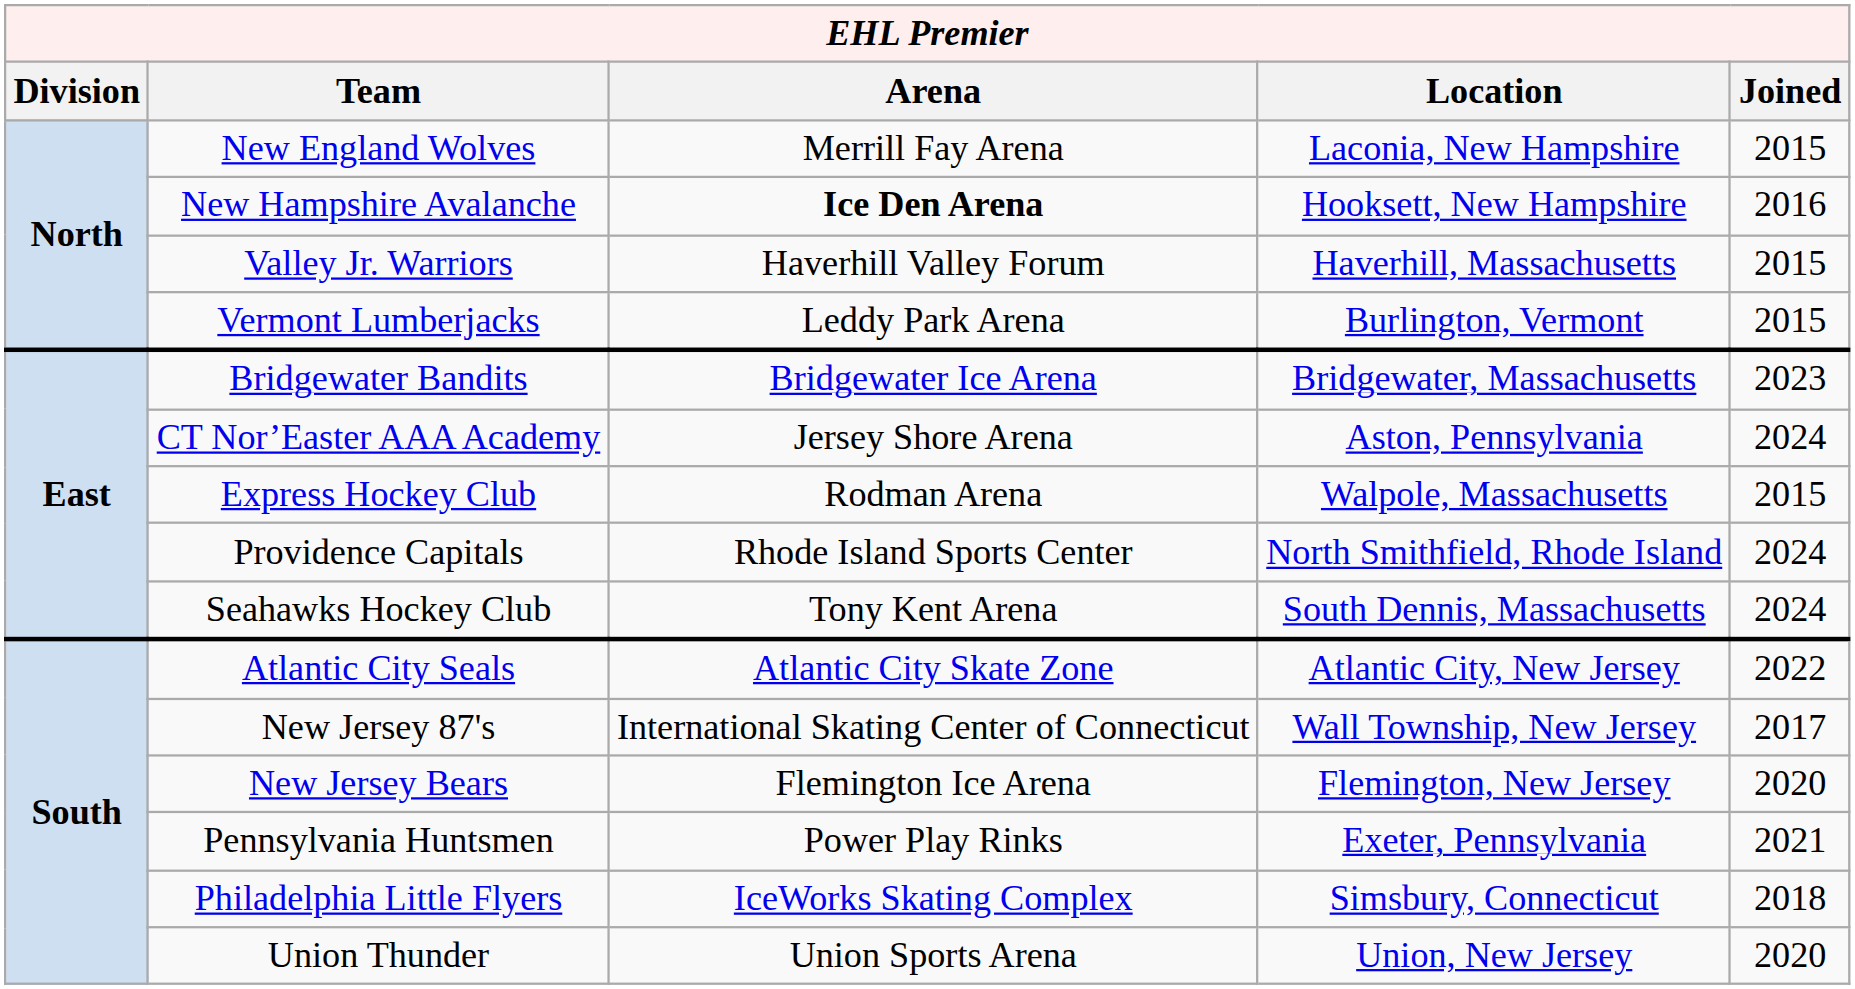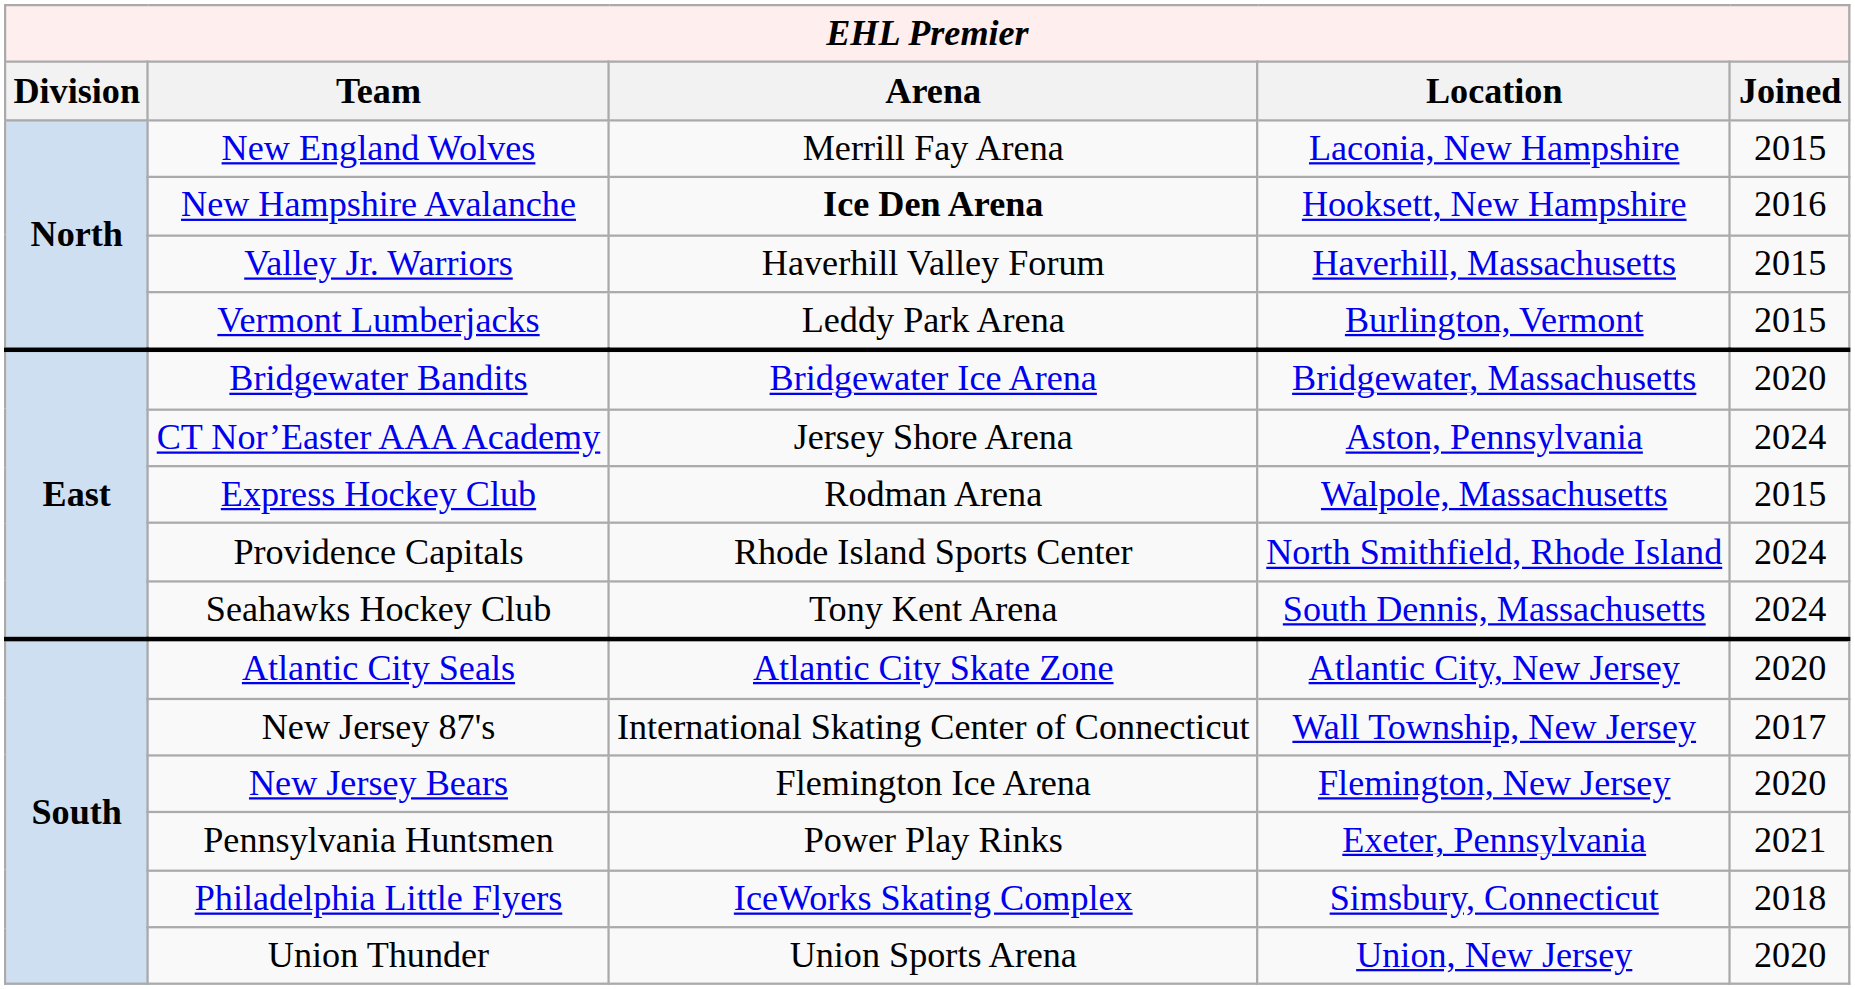(1790, 379) 2023 -> (1790, 379) 2020
(1790, 668) 2022 -> (1790, 668) 2020
